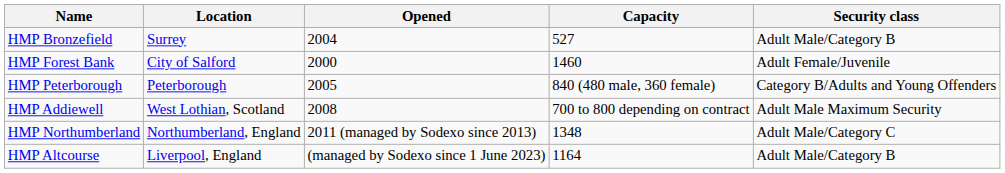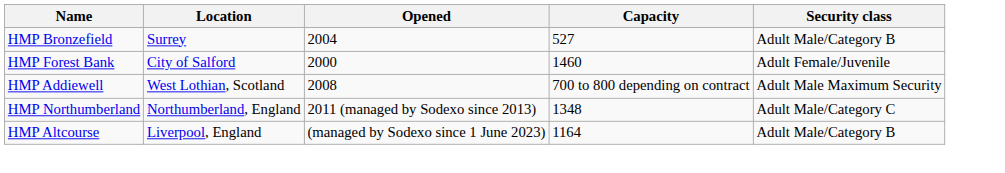- row: (65, 86)
